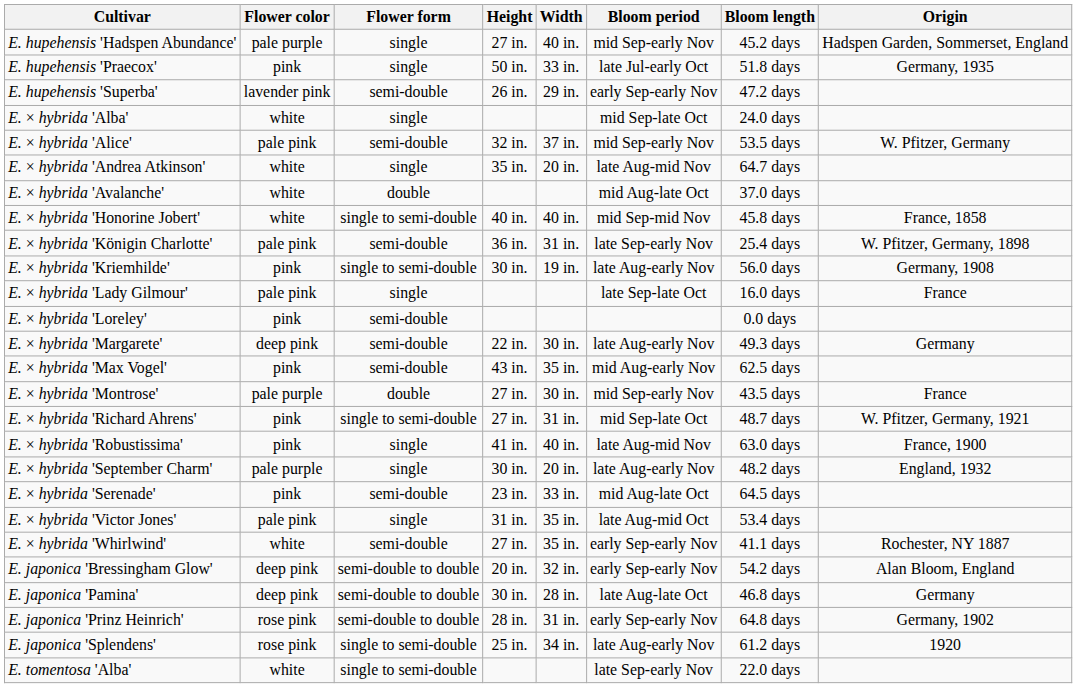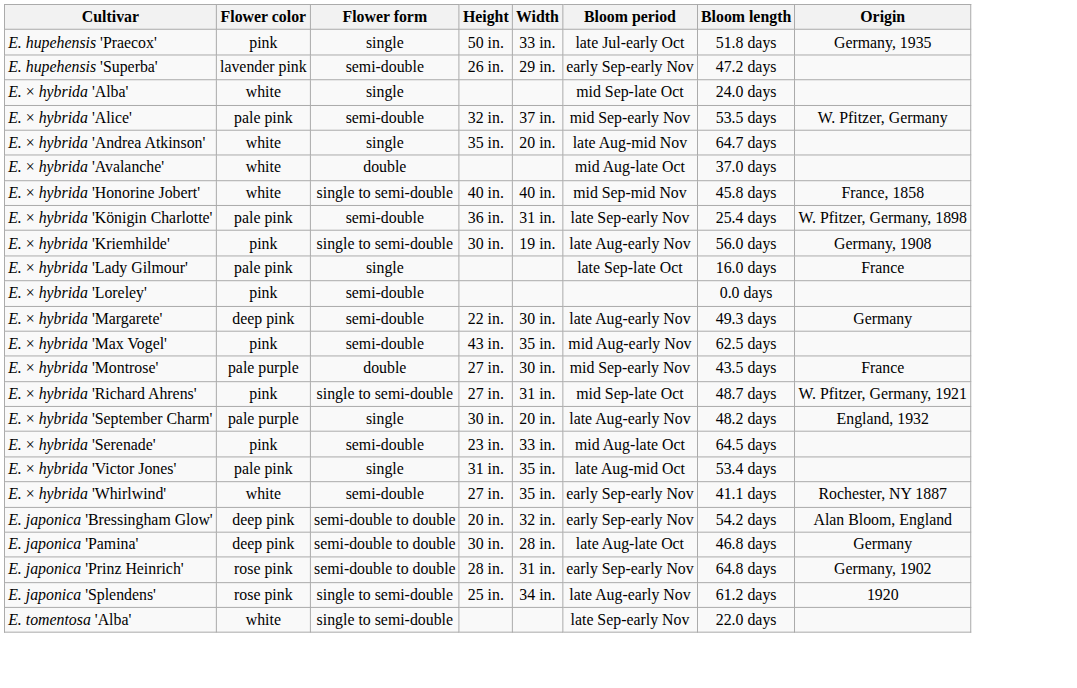- row: (122, 42)
- row: (96, 444)
